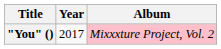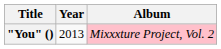(72, 34) 2017 -> (72, 34) 2013
